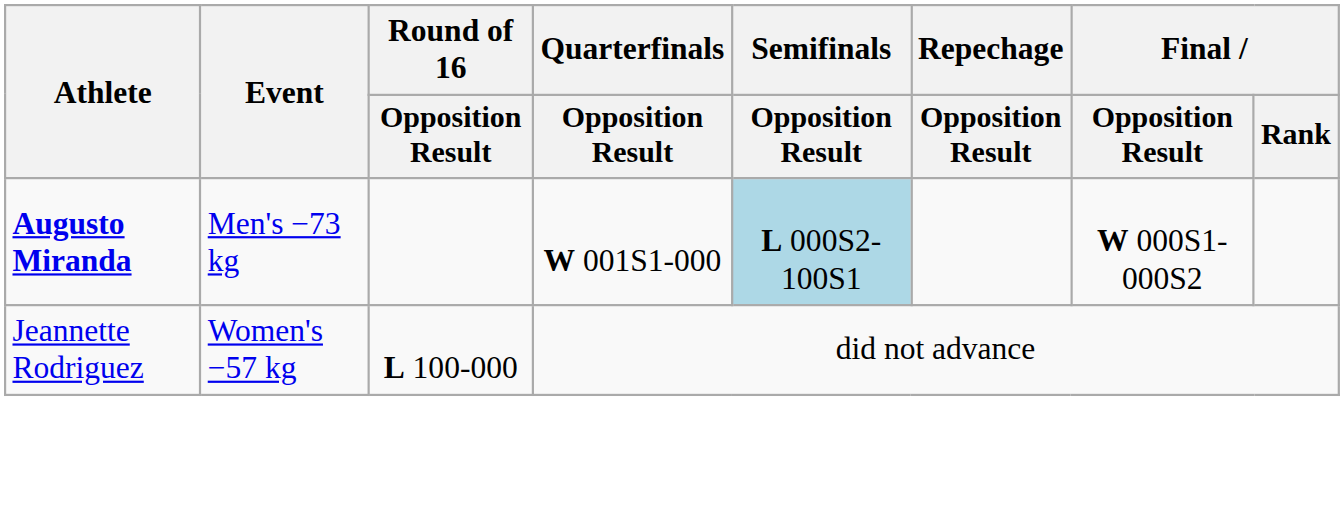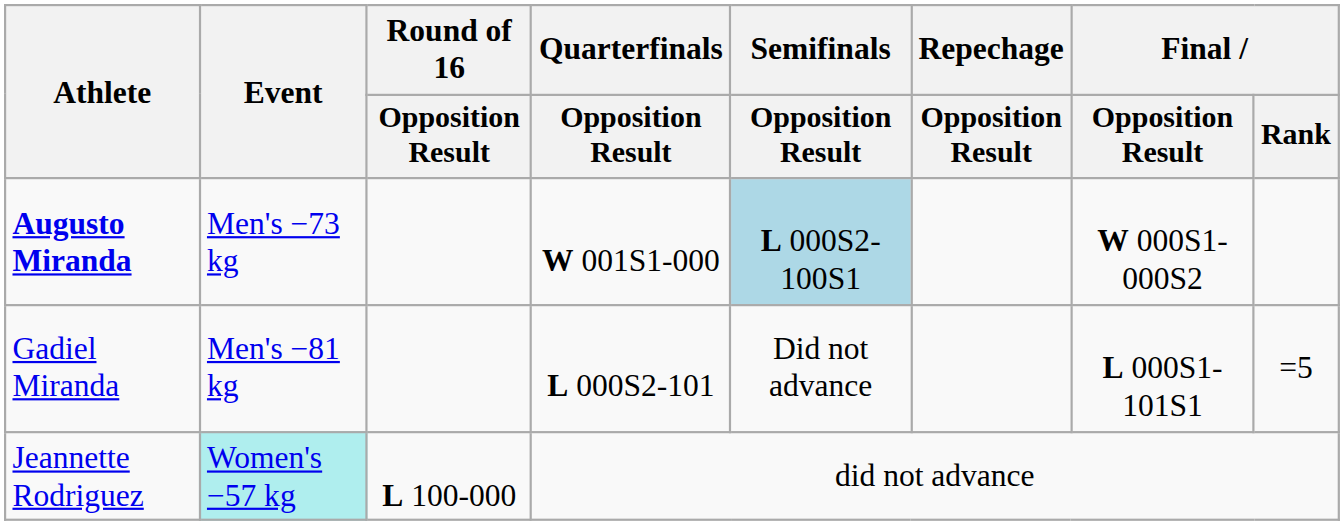+ row: (66, 368)
(265, 349) no background -> (265, 475) paleturquoise background
